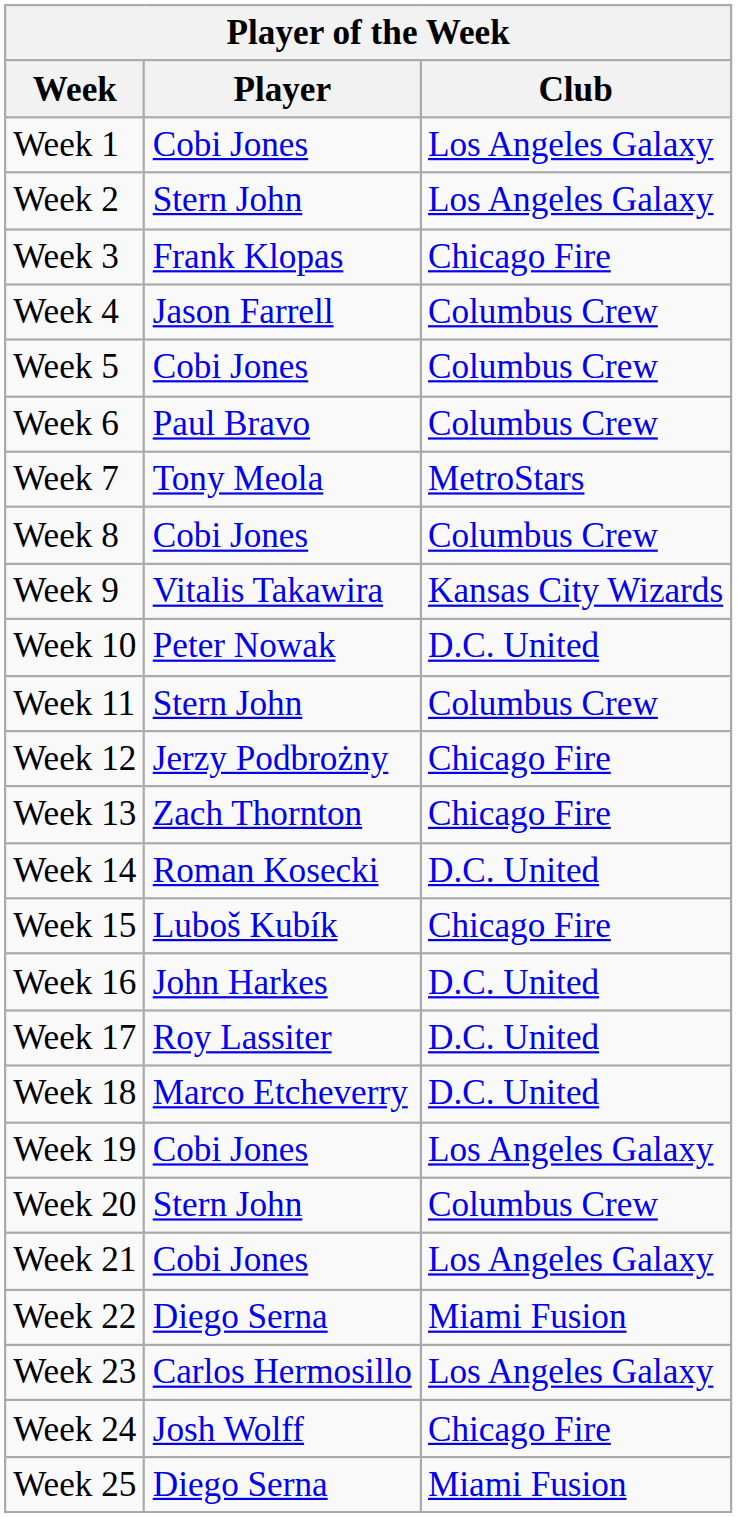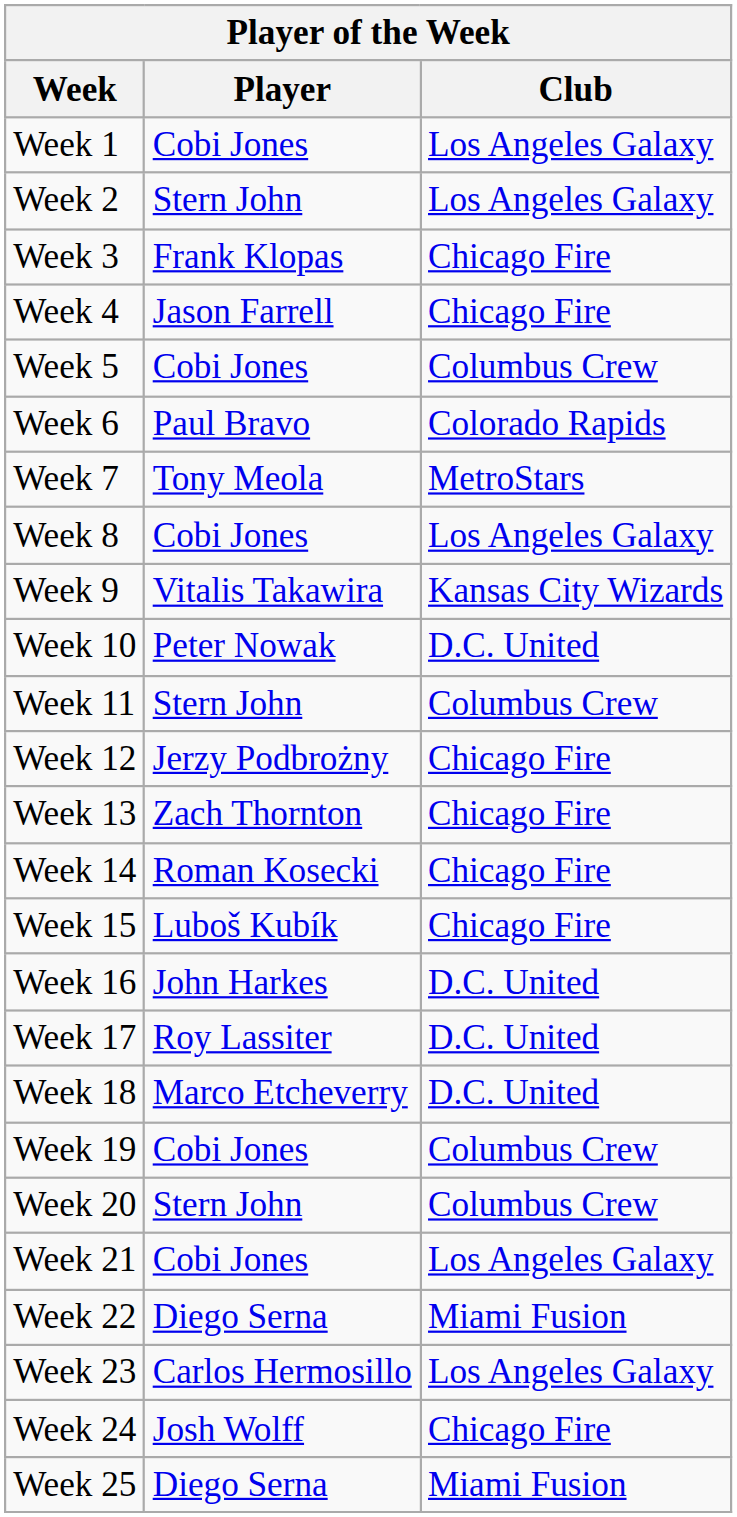(543, 311) Columbus Crew -> (519, 311) Chicago Fire
(543, 423) Columbus Crew -> (547, 423) Colorado Rapids
(543, 534) Columbus Crew -> (571, 534) Los Angeles Galaxy
(514, 869) D.C. United -> (519, 869) Chicago Fire
(571, 1148) Los Angeles Galaxy -> (543, 1148) Columbus Crew
